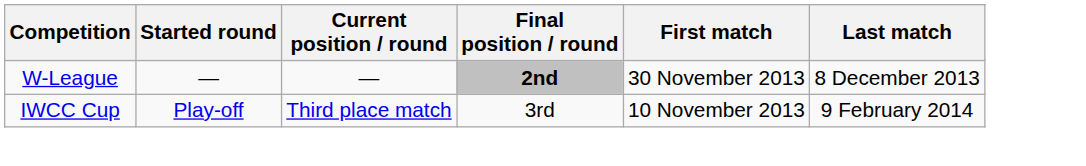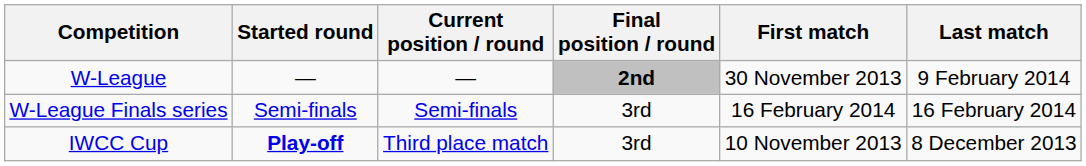(897, 77) 8 December 2013 -> (994, 77) 9 February 2014
+ row: (119, 110)
(209, 110) normal -> (305, 143) bold
(897, 110) 9 February 2014 -> (994, 143) 8 December 2013
